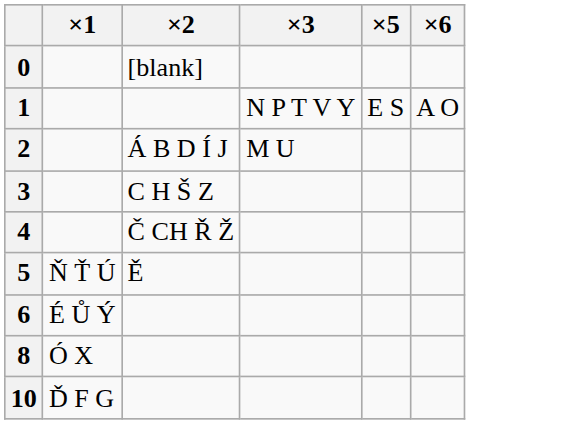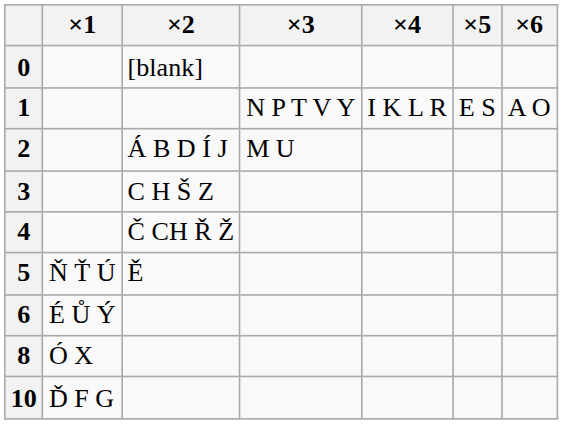+ column: (407, 25)
